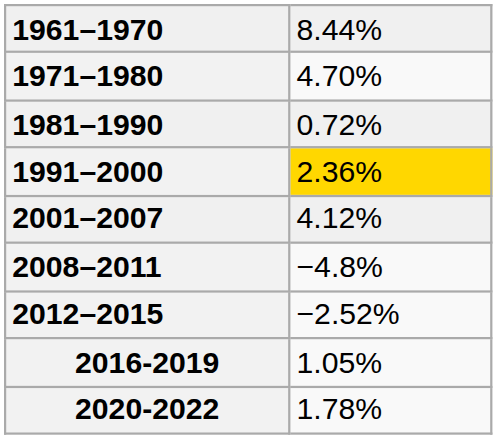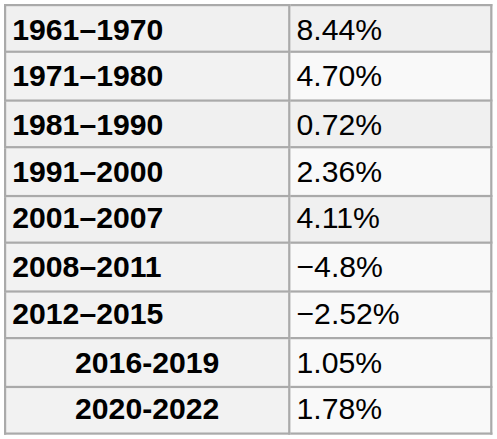(339, 171) gold background -> (339, 171) no background
(339, 219) 4.12% -> (338, 219) 4.11%
